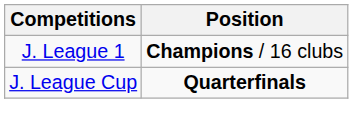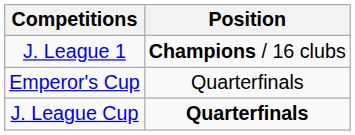+ row: (74, 82)
